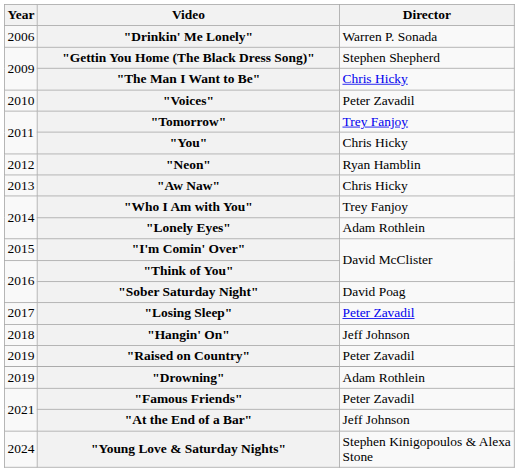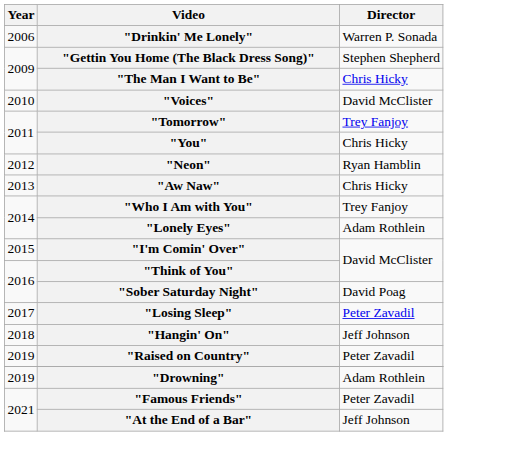(378, 100) Peter Zavadil -> (387, 100) David McClister
- row: (188, 449)
